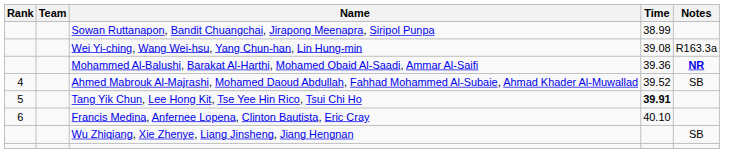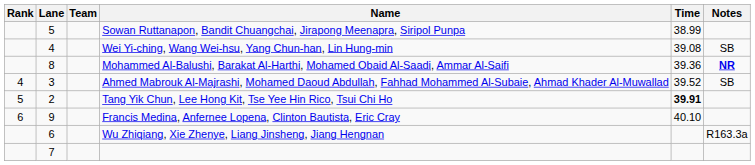+ column: (51, 13)
(696, 48) R163.3a -> (727, 48) SB
(696, 134) SB -> (727, 134) R163.3a
